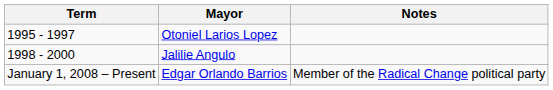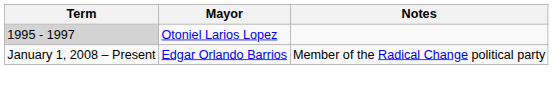(41, 34) no background -> (41, 34) lightgrey background
- row: (198, 54)
